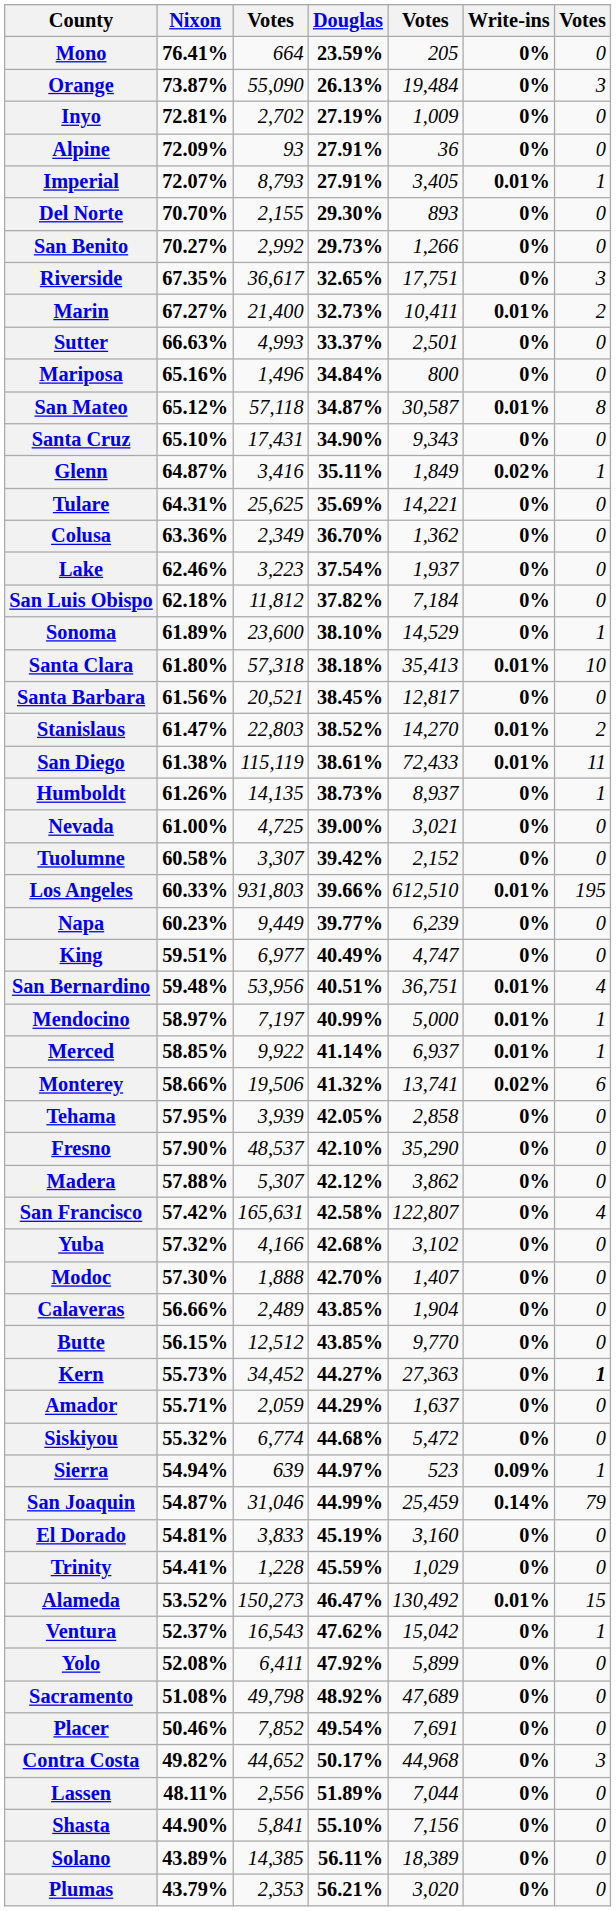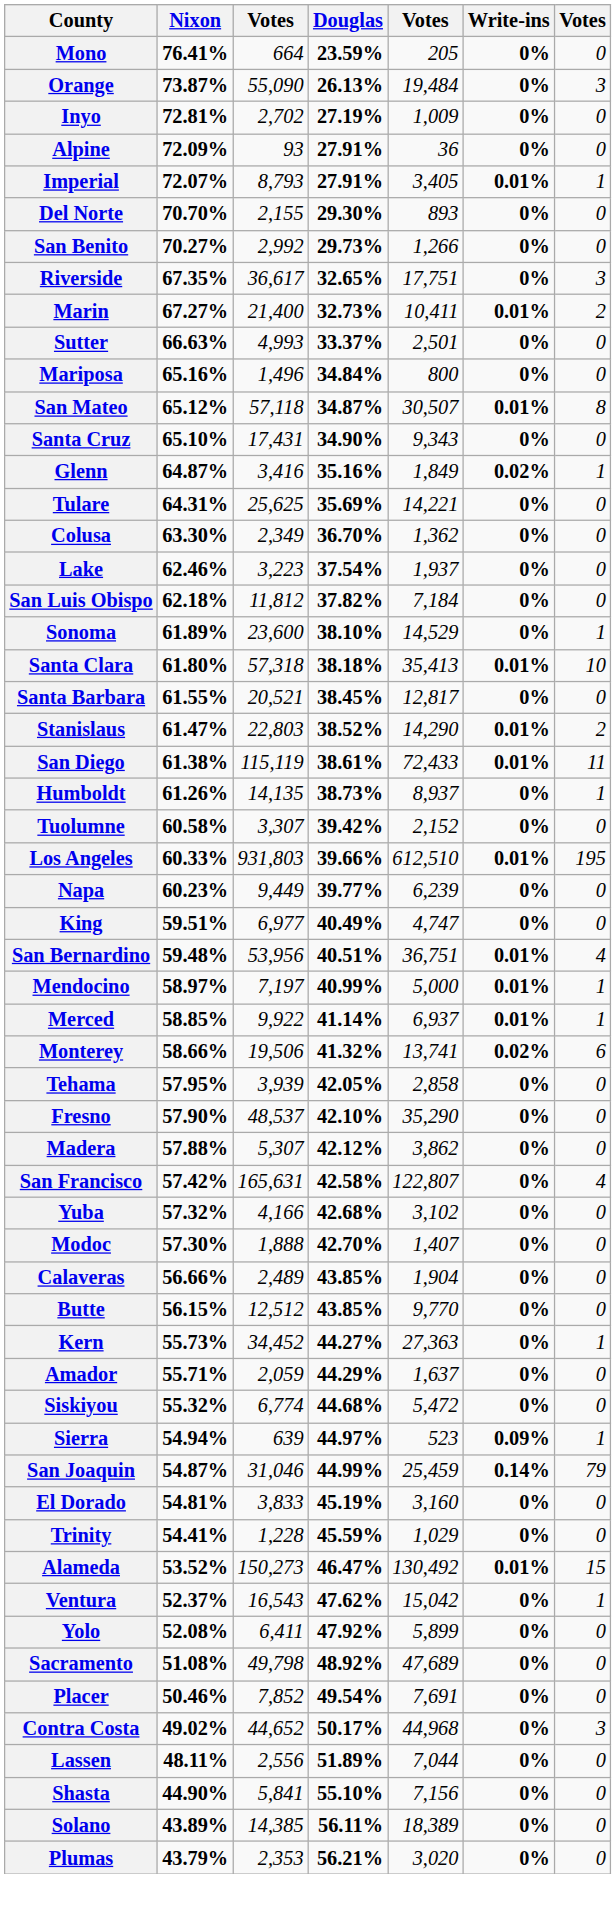(430, 407) 30,587 -> (430, 407) 30,507
(350, 471) 35.11% -> (350, 471) 35.16%
(195, 536) 63.36% -> (195, 536) 63.30%
(195, 697) 61.56% -> (195, 697) 61.55%
(430, 729) 14,270 -> (430, 729) 14,290
- row: (81, 826)
(601, 1374) bold -> (601, 1341) normal
(195, 1760) 49.82% -> (195, 1728) 49.02%
